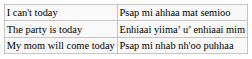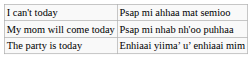rows swapped: (61, 45) <-> (44, 29)
